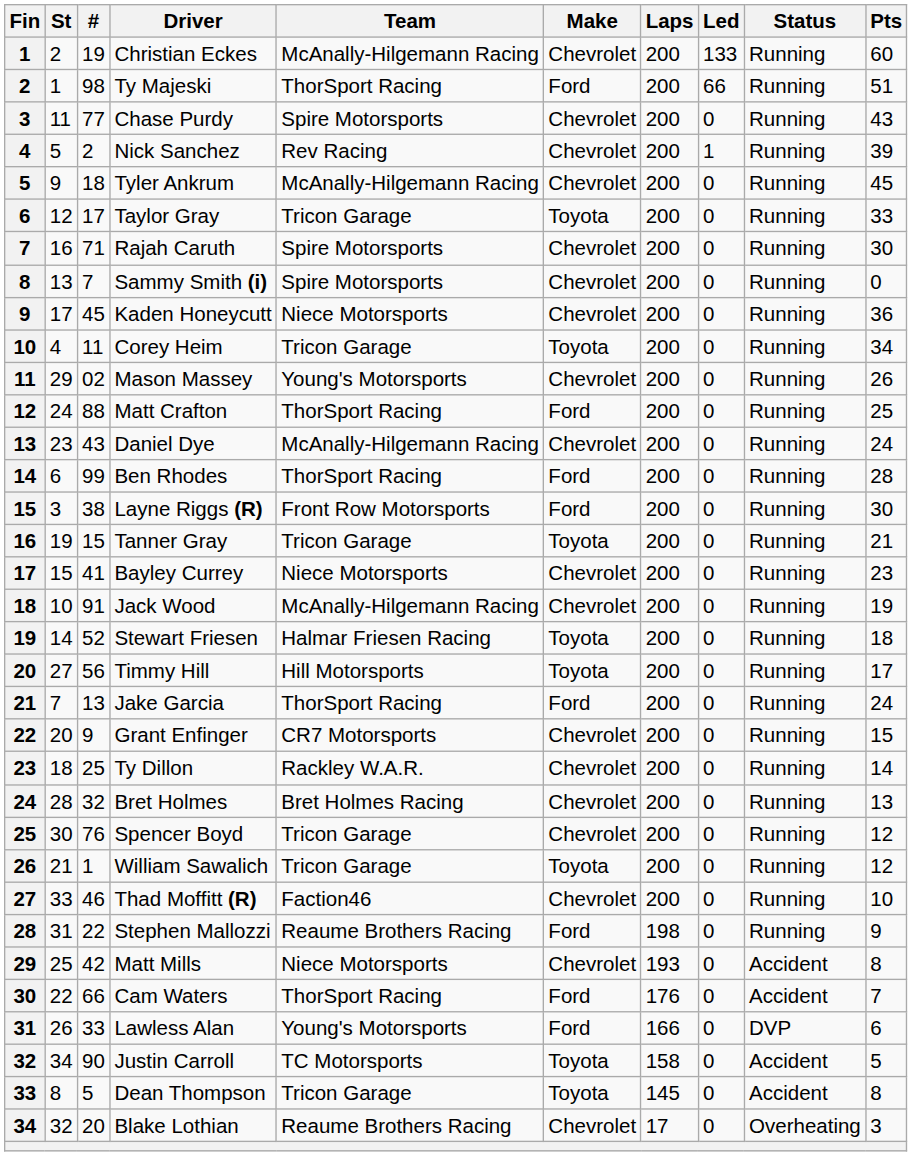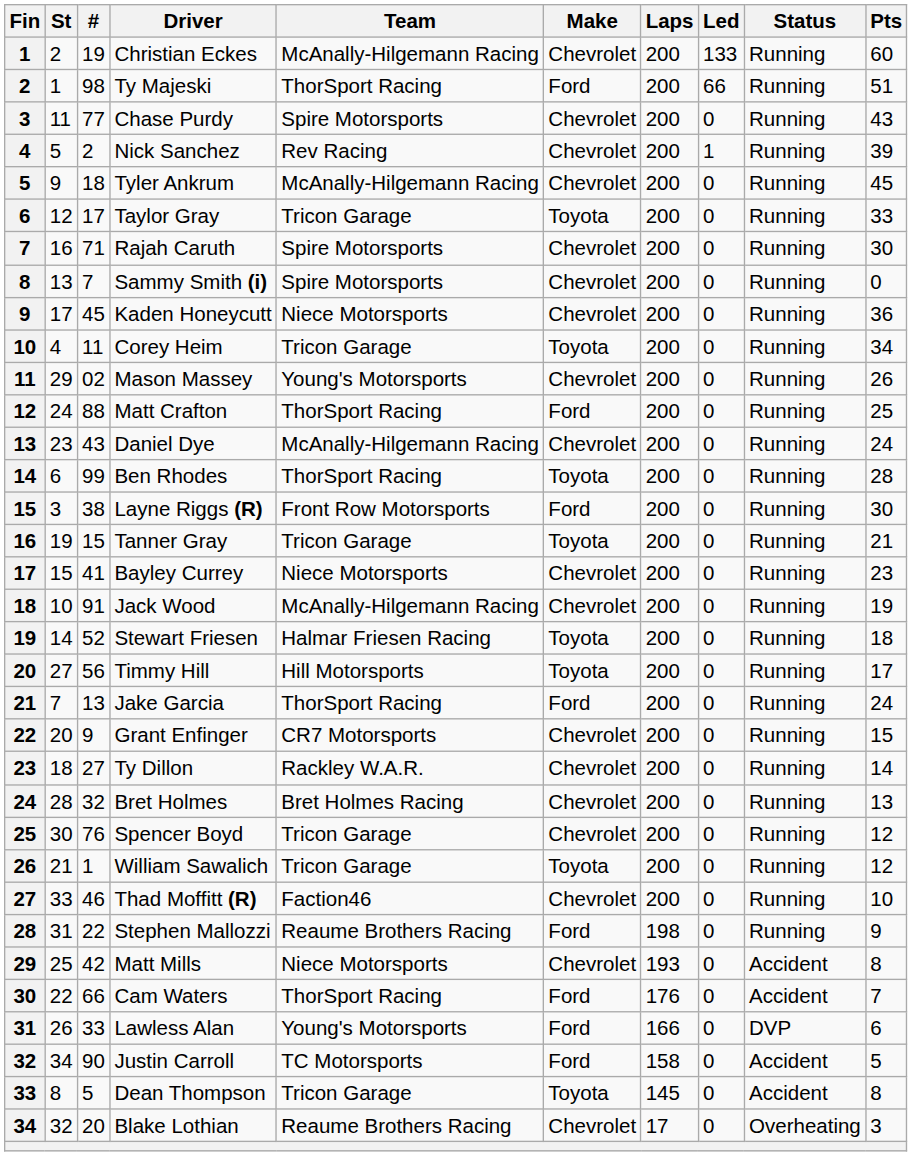(569, 476) Ford -> (579, 476) Toyota
(94, 768) 25 -> (94, 768) 27
(579, 1061) Toyota -> (569, 1061) Ford
